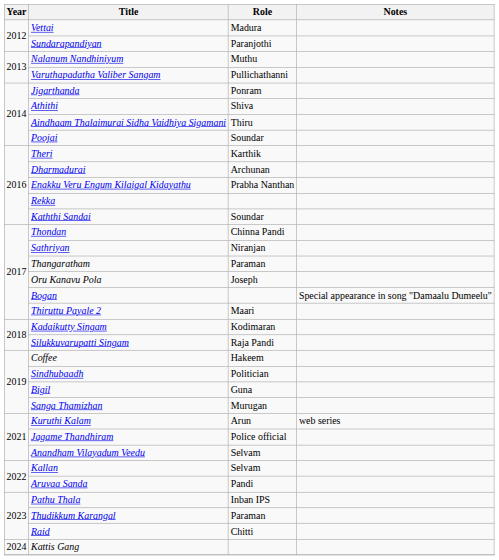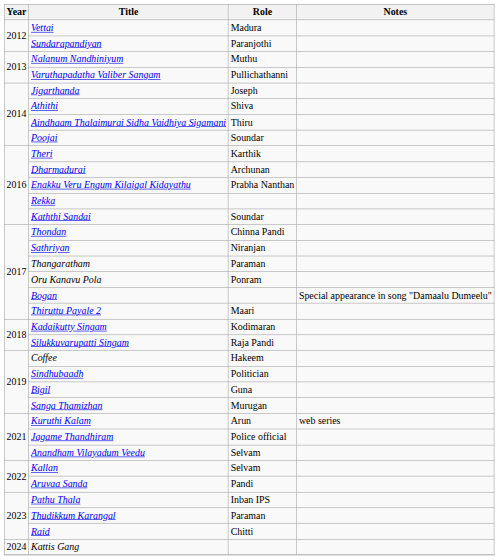(246, 91) Ponram -> (244, 91) Joseph
(244, 279) Joseph -> (246, 279) Ponram
